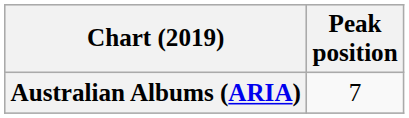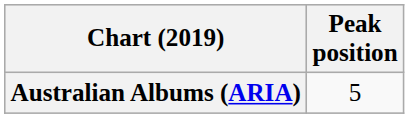(355, 92) 7 -> (355, 92) 5
